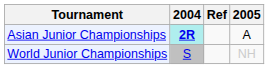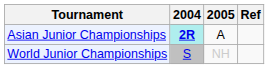columns swapped: (247, 15) <-> (217, 15)
